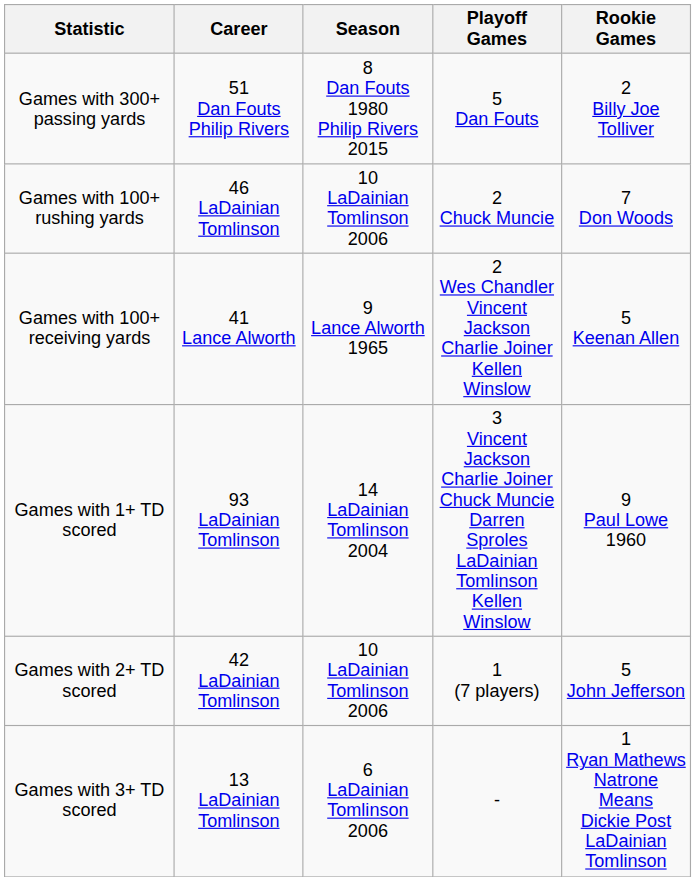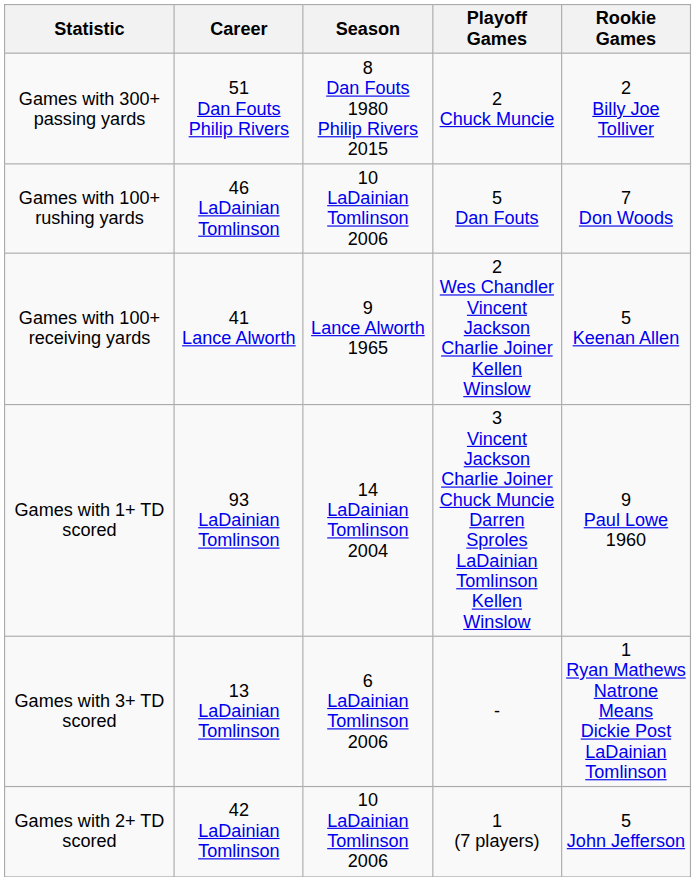(497, 108) 5 Dan Fouts -> (497, 108) 2 Chuck Muncie
(497, 208) 2 Chuck Muncie -> (497, 208) 5 Dan Fouts
rows swapped: (89, 680) <-> (89, 801)
